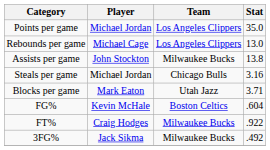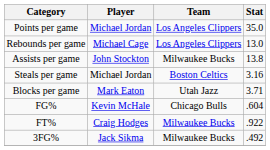(199, 75) Chicago Bulls -> (199, 75) Boston Celtics
(199, 106) Boston Celtics -> (199, 106) Chicago Bulls
